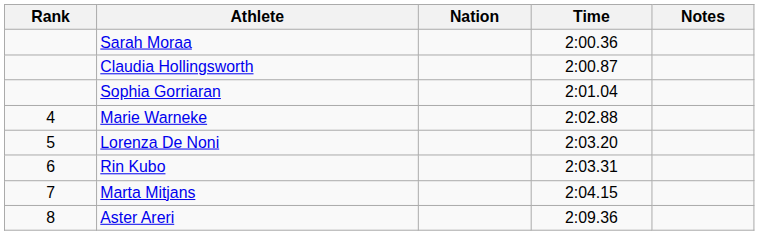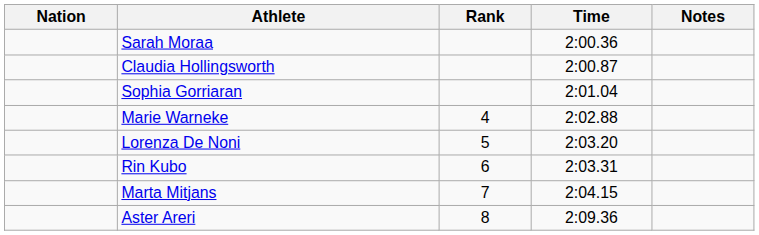columns swapped: (51, 17) <-> (475, 17)
